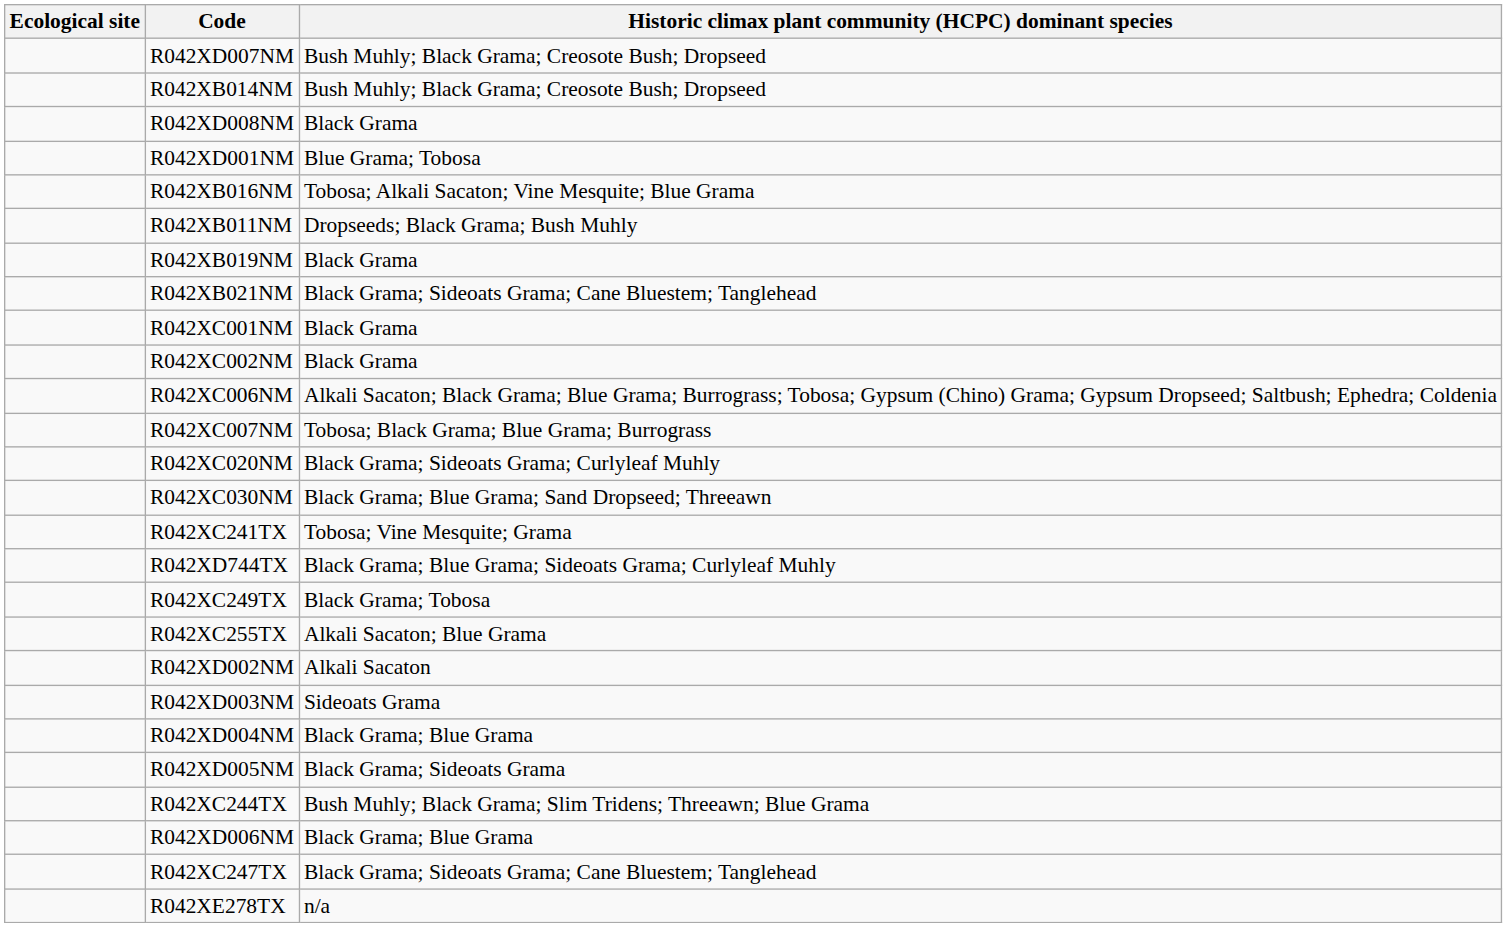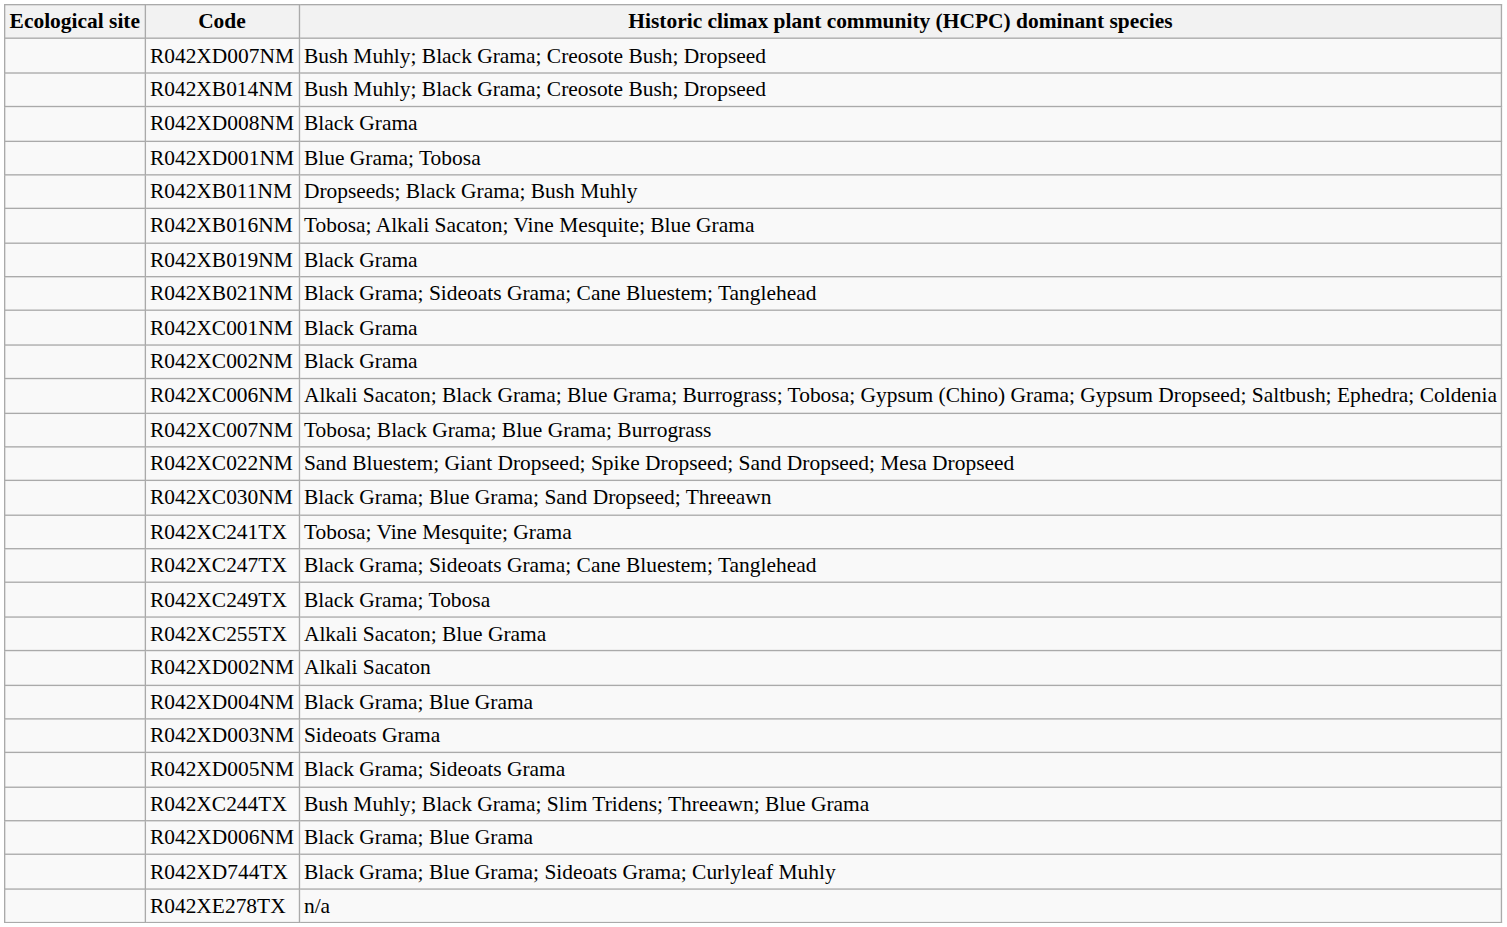rows swapped: (221, 225) <-> (221, 191)
- row: (221, 463)
+ row: (221, 463)
rows swapped: (218, 871) <-> (219, 565)
rows swapped: (222, 701) <-> (222, 735)
